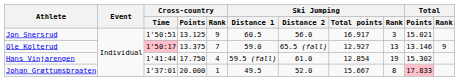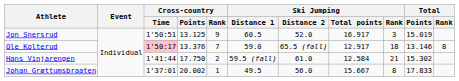(304, 34) 56.0 -> (304, 34) 52.0
(419, 34) 15.021 -> (419, 34) 15.019
(192, 46) 13.375 -> (192, 46) 13.376
(356, 46) 12.927 -> (356, 46) 12.917
(394, 46) 13 -> (394, 46) 18
(444, 46) 9 -> (444, 46) 8
(217, 58) 4 -> (217, 58) 2
(356, 58) 12.854 -> (356, 58) 12.584
(394, 58) 19 -> (394, 58) 21
(192, 70) 20.000 -> (192, 70) 20.002
(304, 70) 52.0 -> (304, 70) 56.0
(419, 70) pink background -> (419, 70) no background
